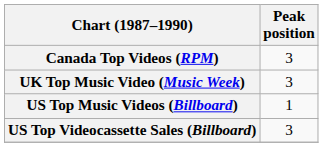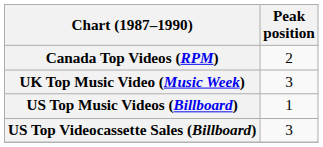(289, 57) 3 -> (289, 57) 2
